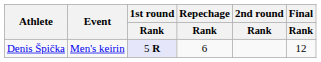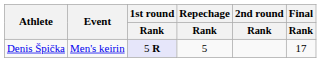(205, 49) 6 -> (205, 49) 5
(301, 49) 12 -> (301, 49) 17
